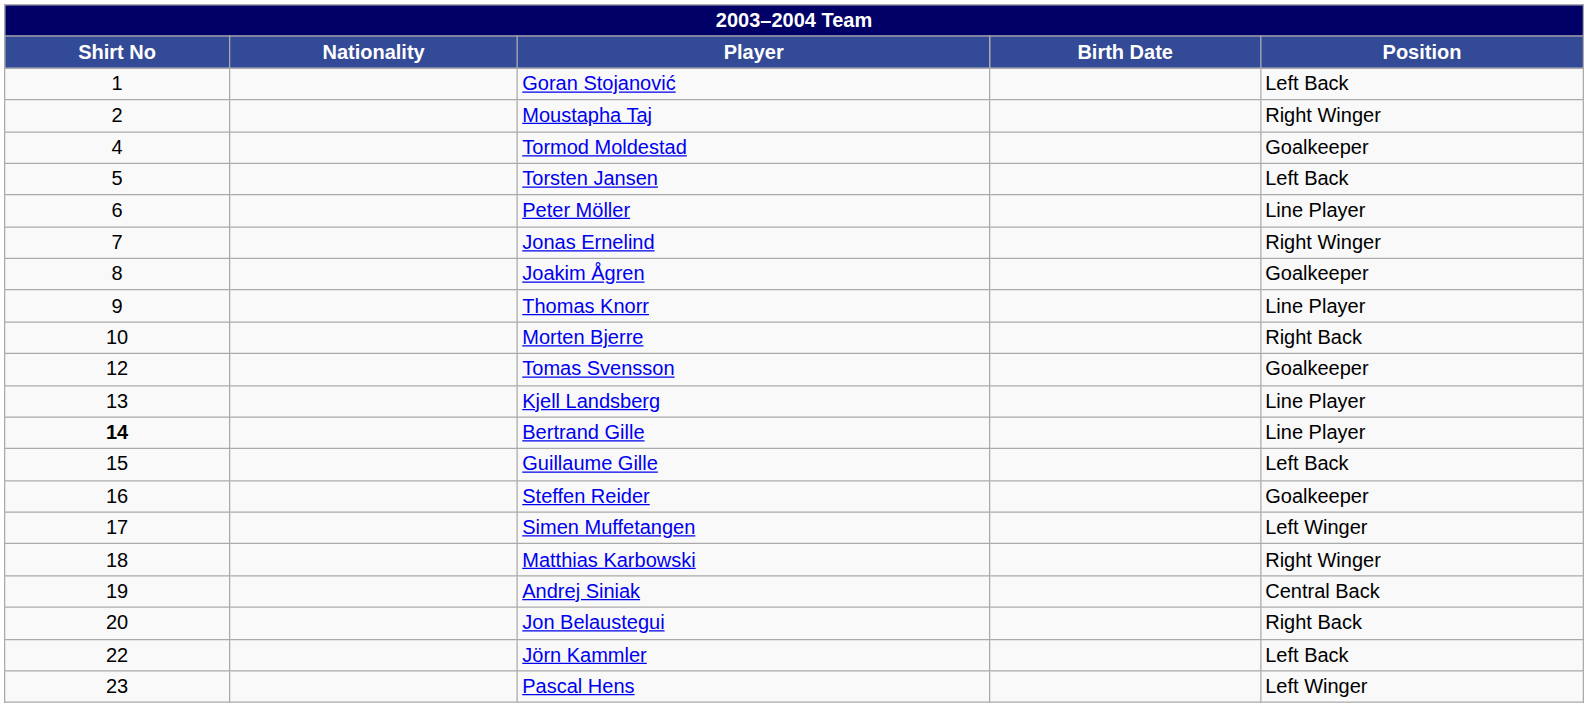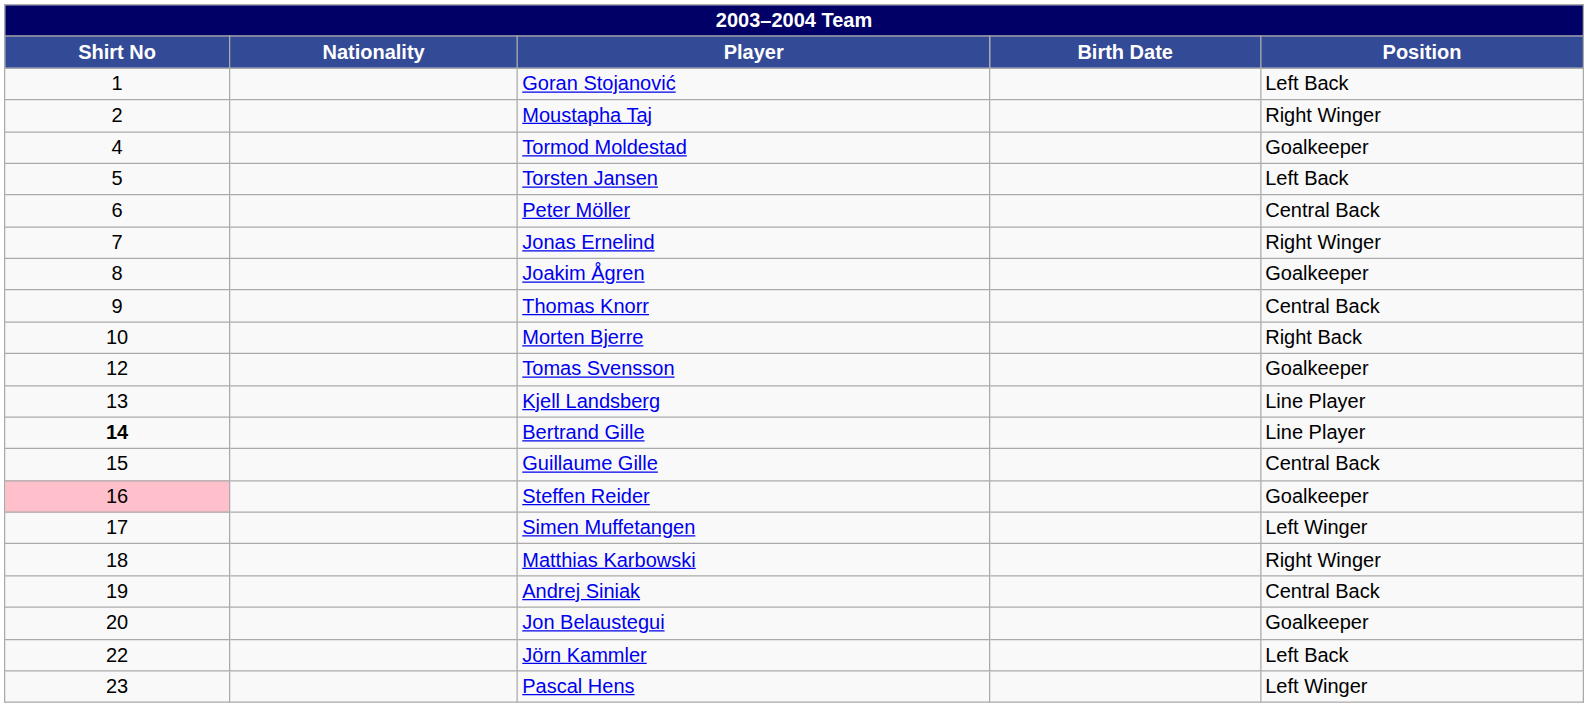(1315, 210) Line Player -> (1322, 210) Central Back
(1315, 305) Line Player -> (1322, 305) Central Back
(1307, 464) Left Back -> (1322, 464) Central Back
(117, 496) no background -> (117, 496) pink background
(1314, 623) Right Back -> (1317, 623) Goalkeeper
